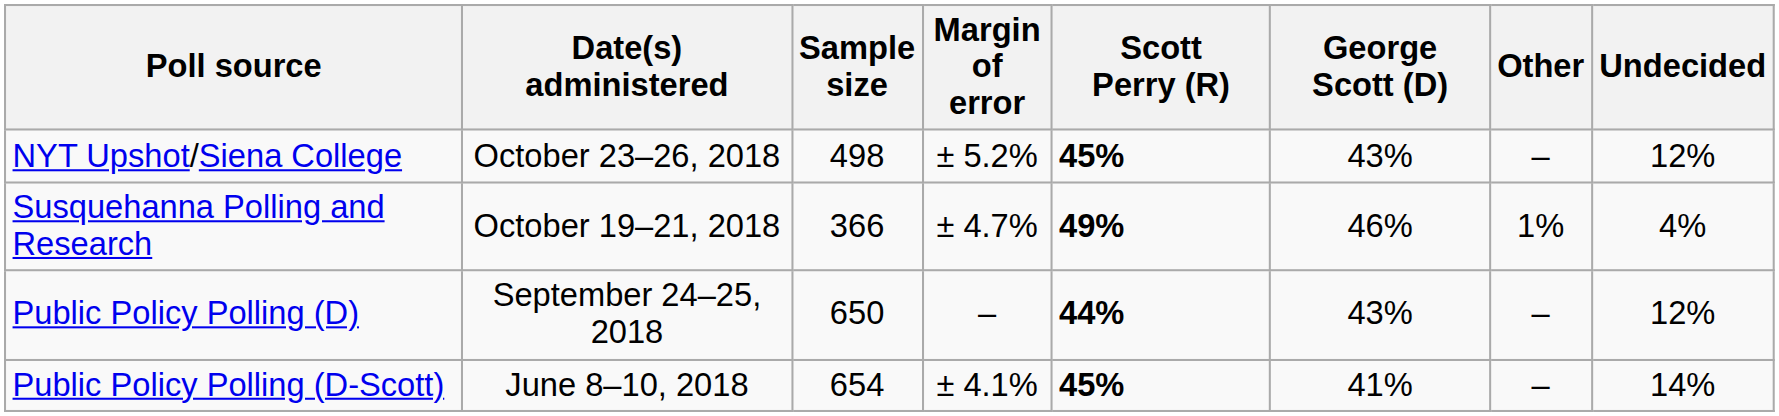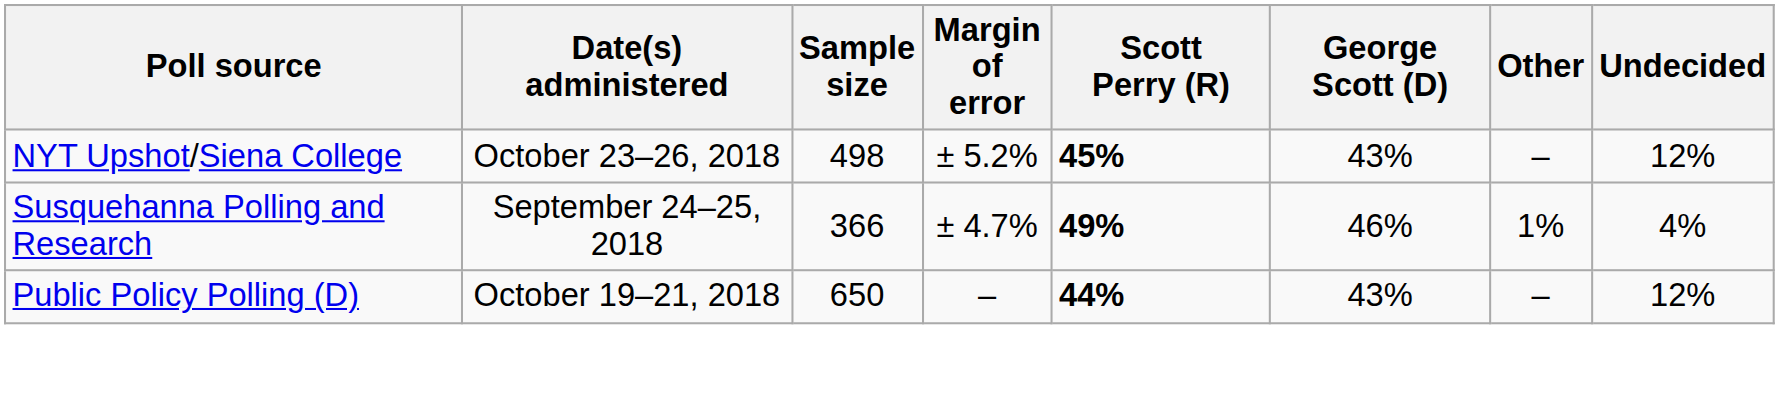(627, 225) October 19–21, 2018 -> (627, 225) September 24–25, 2018
(627, 314) September 24–25, 2018 -> (627, 295) October 19–21, 2018
- row: (228, 384)
